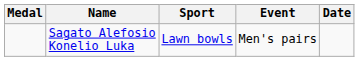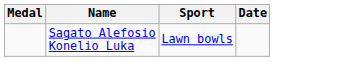- column: (278, 14)
